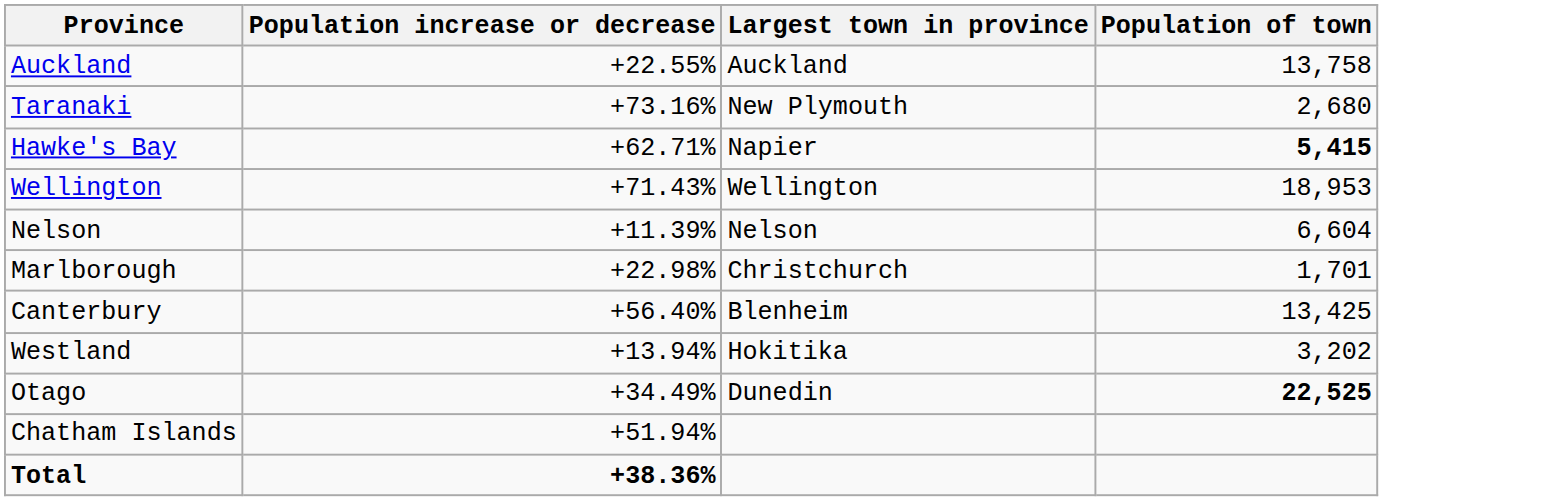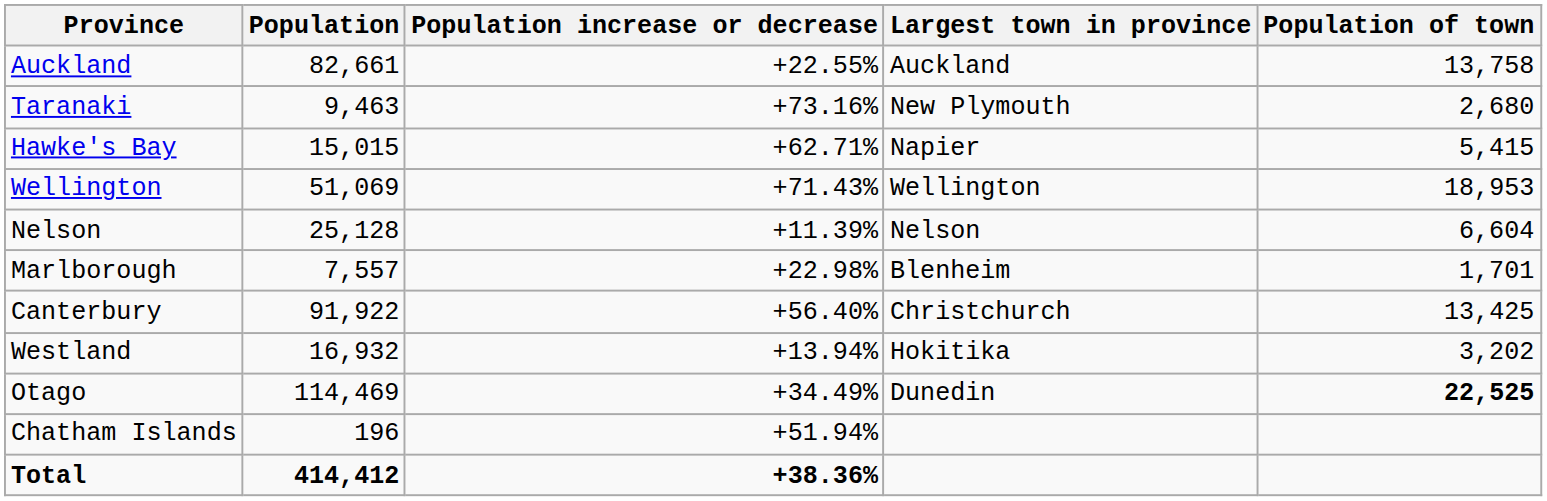+ column: (324, 25)
(1334, 148) bold -> (1497, 148) normal
(818, 271) Christchurch -> (950, 271) Blenheim
(788, 312) Blenheim -> (980, 312) Christchurch
